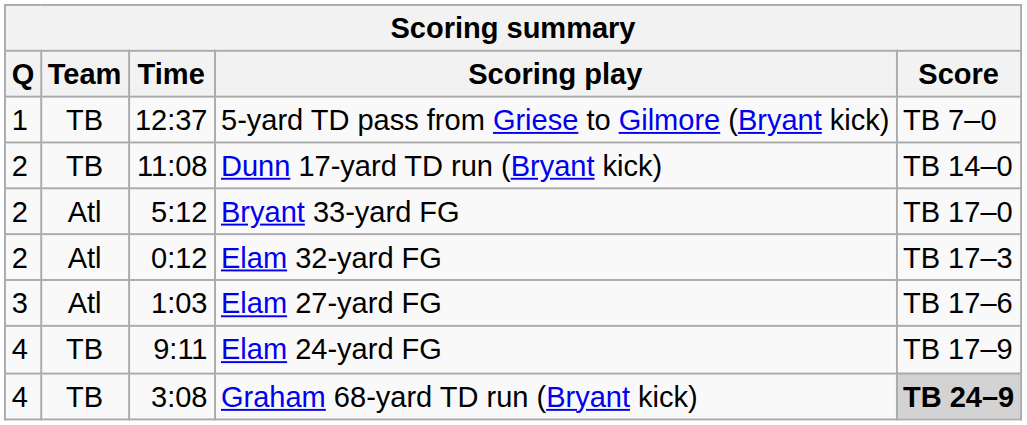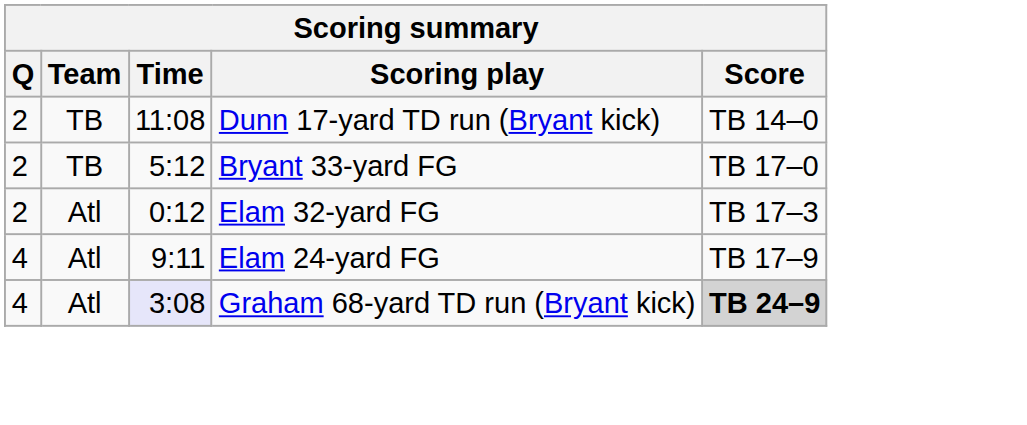- row: (555, 120)
(85, 212) Atl -> (85, 166) TB
- row: (331, 304)
(85, 350) TB -> (85, 258) Atl
(85, 396) TB -> (85, 304) Atl
(179, 396) no background -> (177, 304) lavender background
